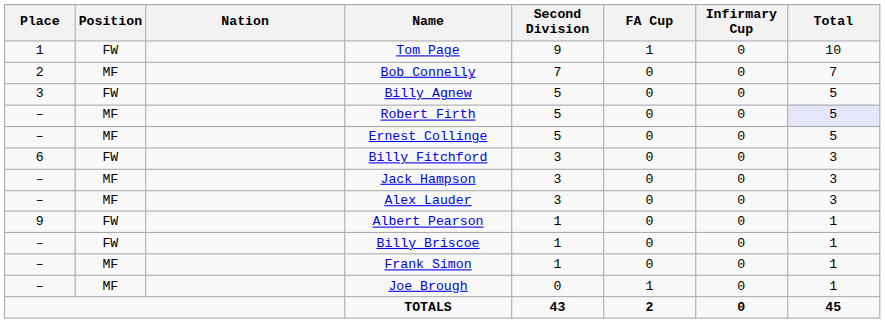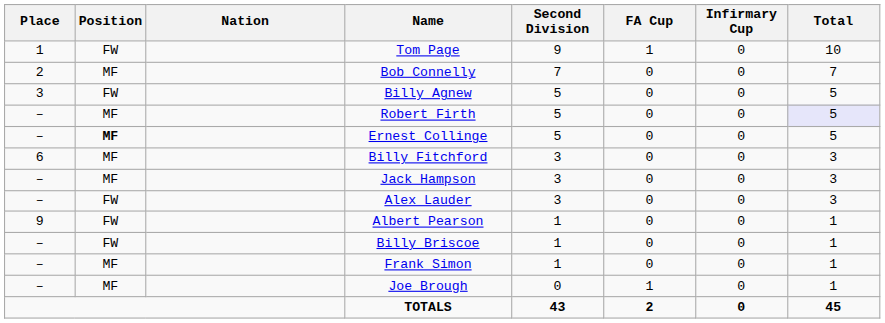(110, 137) normal -> (110, 137) bold
(110, 159) FW -> (110, 159) MF
(110, 201) MF -> (110, 201) FW
